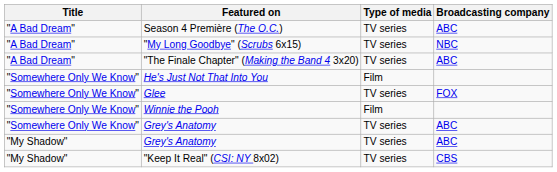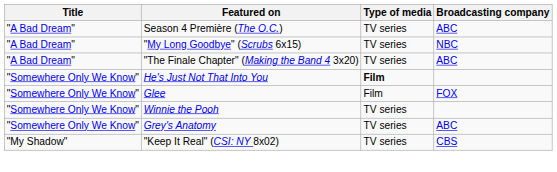(373, 77) normal -> (374, 77) bold
(385, 93) TV series -> (373, 93) Film
(373, 110) Film -> (385, 110) TV series
- row: (37, 142)
